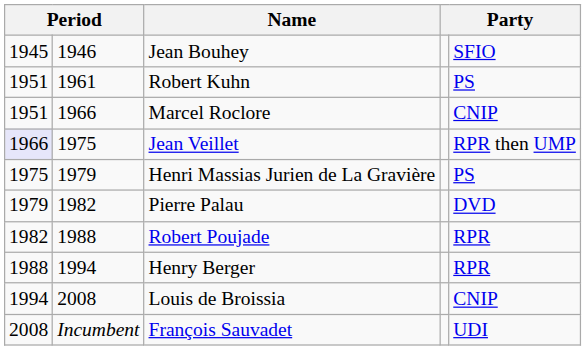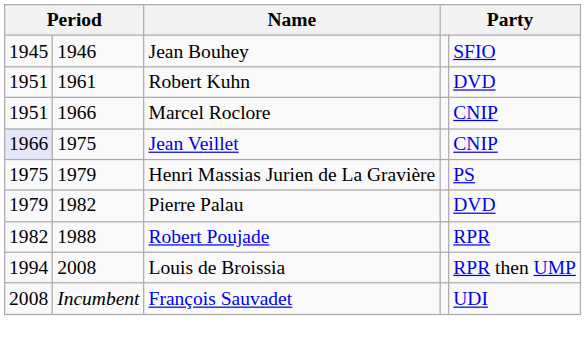(464, 81) PS -> (474, 81) DVD
(515, 143) RPR then UMP -> (476, 143) CNIP
- row: (202, 267)
(476, 298) CNIP -> (515, 267) RPR then UMP
